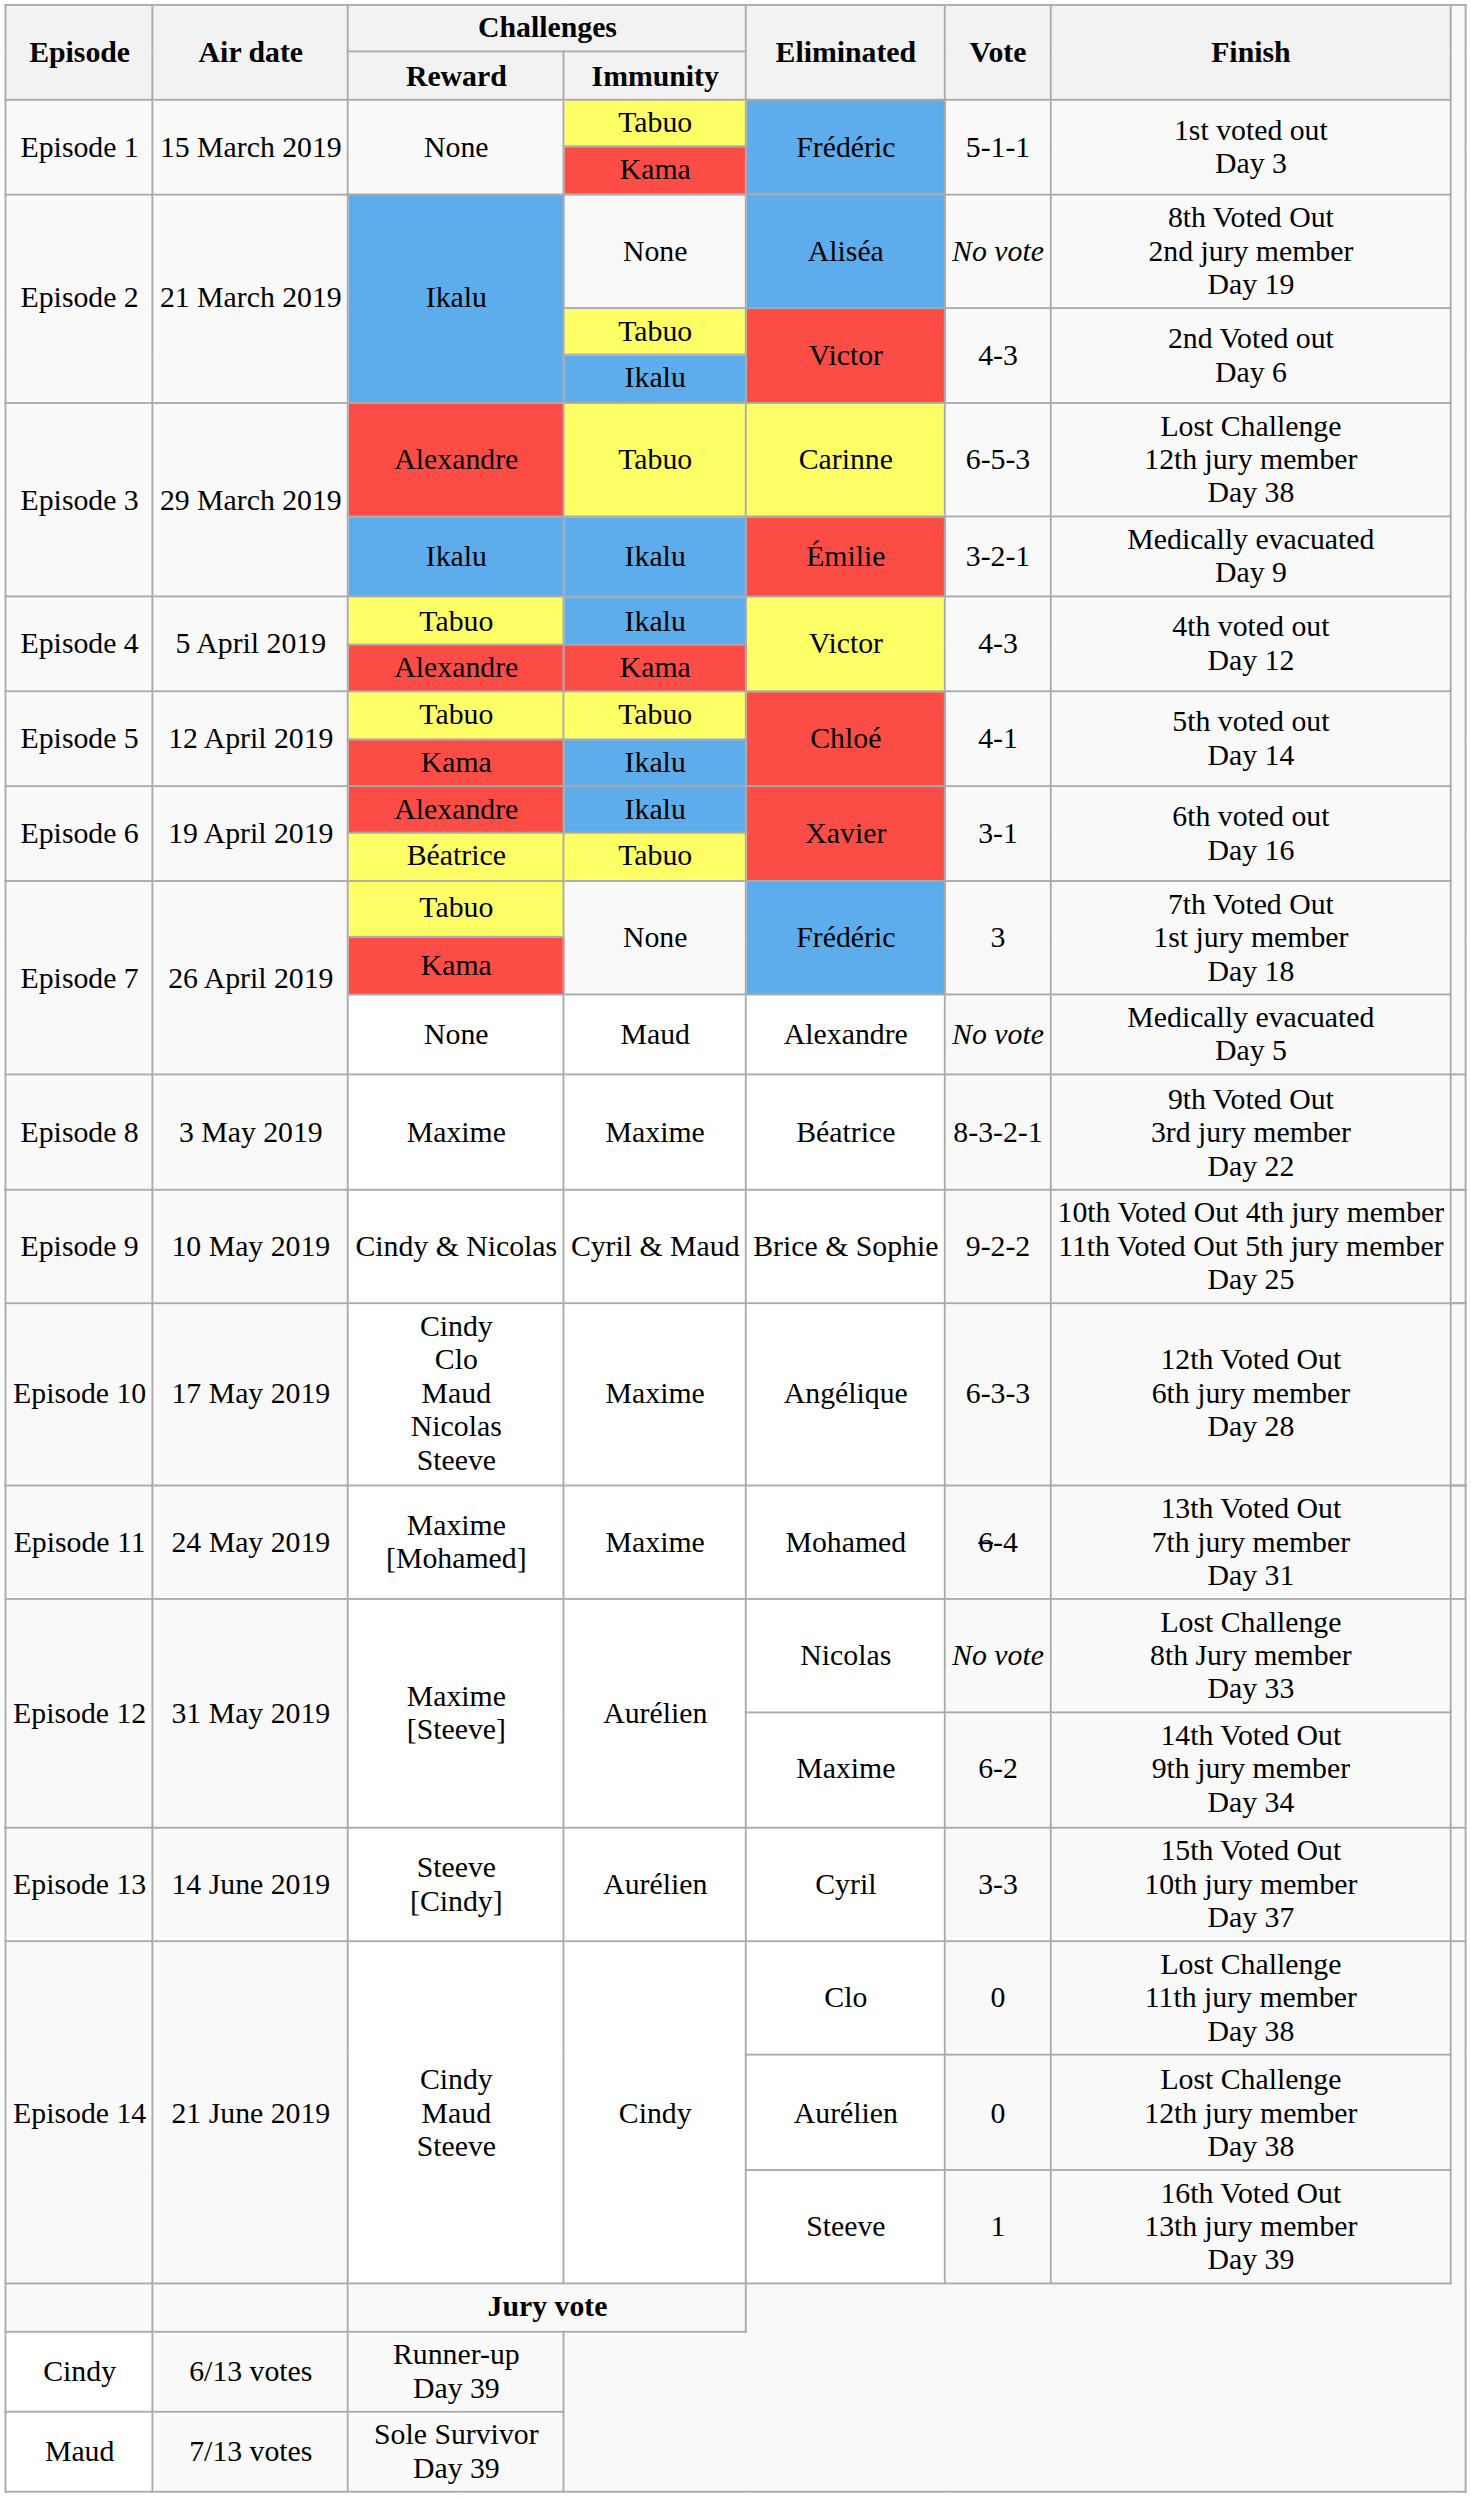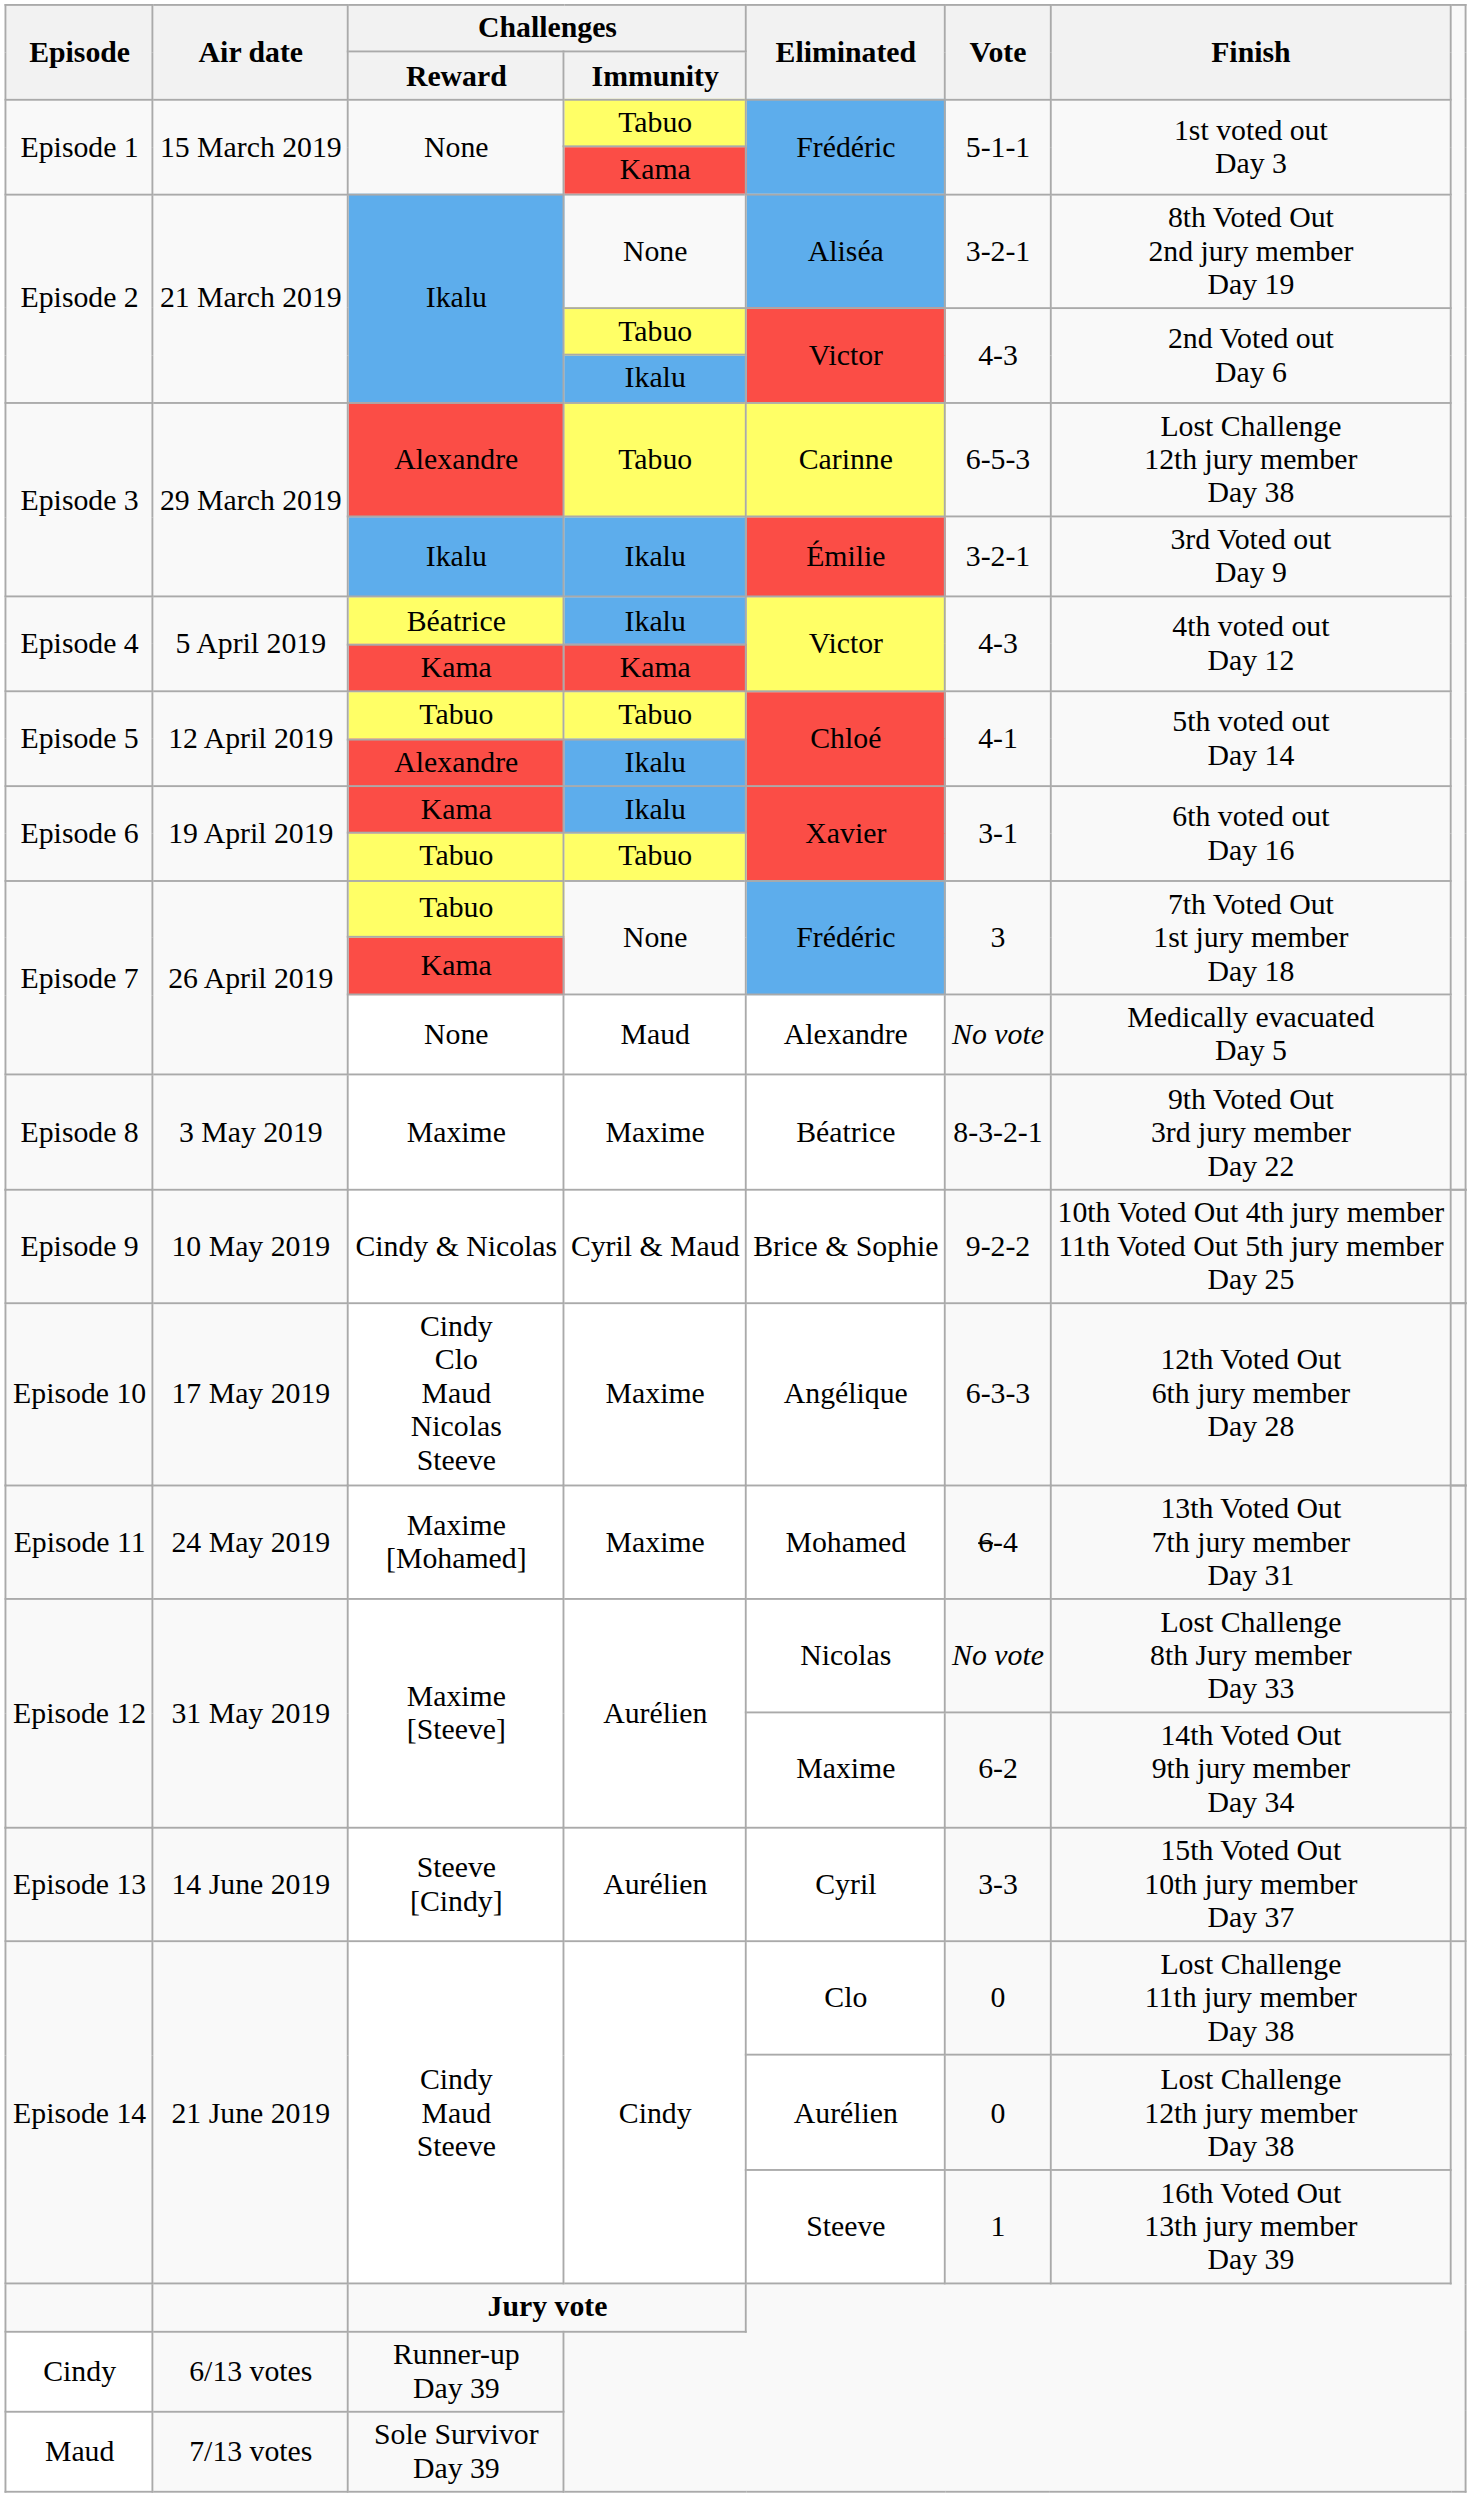(998, 250) No vote -> (998, 250) 3-2-1
(1251, 556) Medically evacuated Day 9 -> (1251, 556) 3rd Voted out Day 9
(456, 620) Tabuo -> (456, 620) Béatrice
(456, 667) Alexandre -> (456, 667) Kama
(456, 761) Kama -> (456, 761) Alexandre
(456, 809) Alexandre -> (456, 809) Kama
(456, 856) Béatrice -> (456, 856) Tabuo
